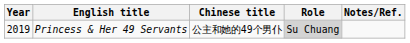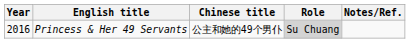(18, 29) 2019 -> (18, 29) 2016
